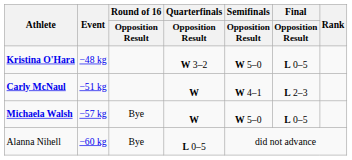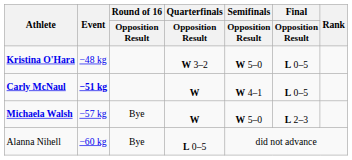(93, 87) normal -> (93, 87) bold
(296, 93) L 2–3 -> (296, 93) L 0–5
(296, 120) L 0–5 -> (296, 120) L 2–3
